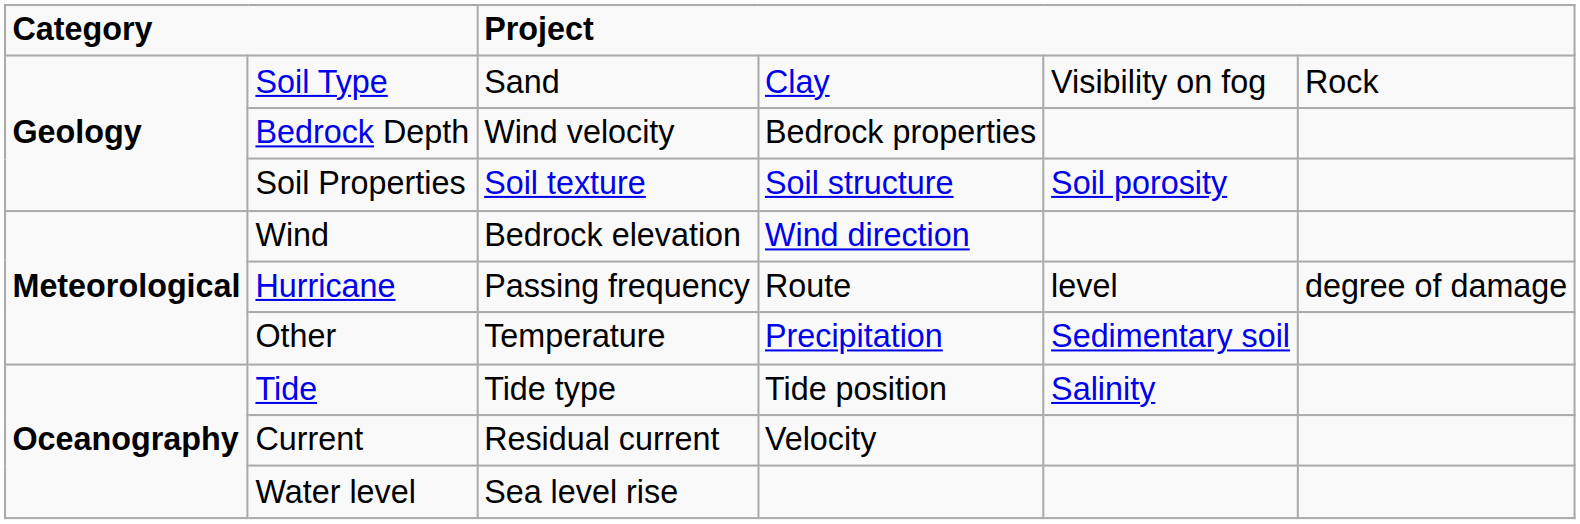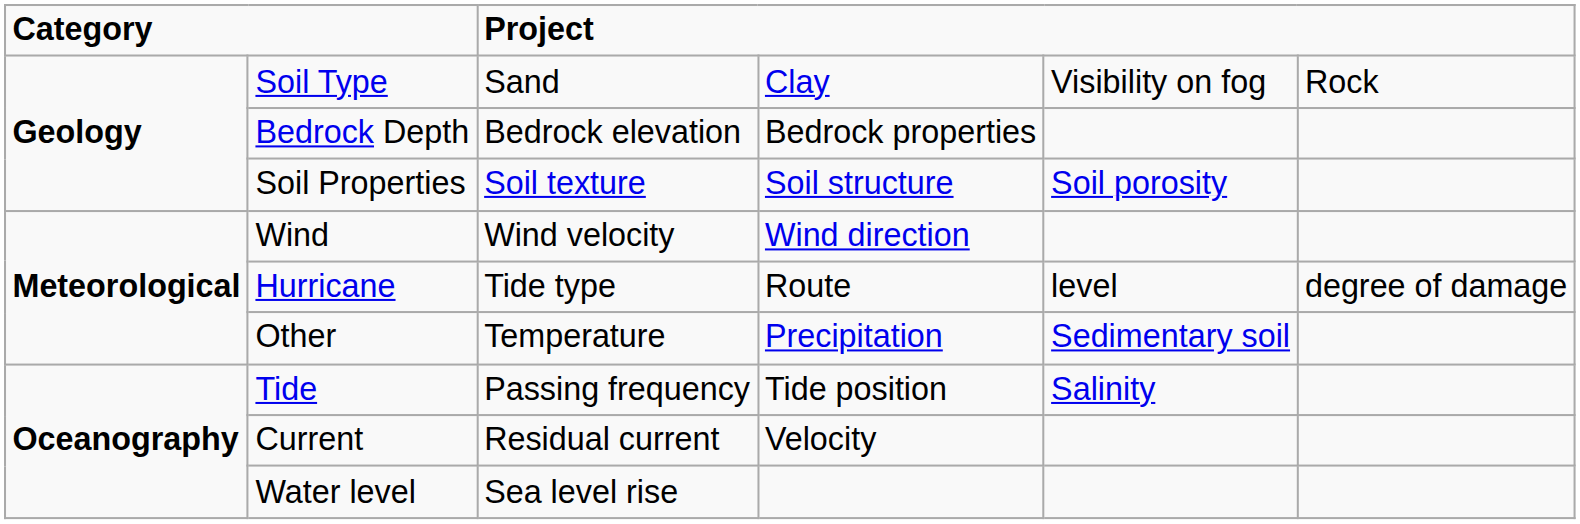(579, 132) Wind velocity -> (613, 132) Bedrock elevation
(613, 235) Bedrock elevation -> (579, 235) Wind velocity
(617, 286) Passing frequency -> (550, 286) Tide type
(550, 388) Tide type -> (617, 388) Passing frequency
